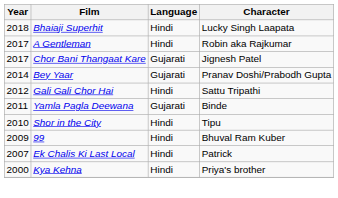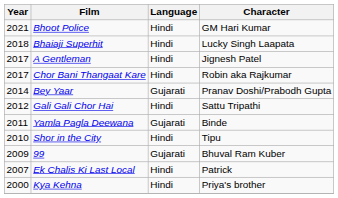+ row: (61, 28)
(247, 43) Robin aka Rajkumar -> (232, 59) Jignesh Patel
(168, 59) Gujarati -> (162, 75) Hindi
(232, 59) Jignesh Patel -> (247, 75) Robin aka Rajkumar
(162, 138) Hindi -> (168, 153) Gujarati
